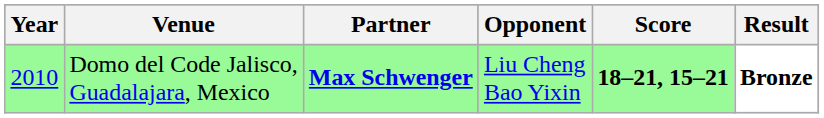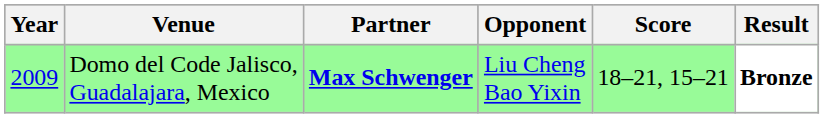(34, 78) 2010 -> (34, 78) 2009
(663, 78) bold -> (663, 78) normal
